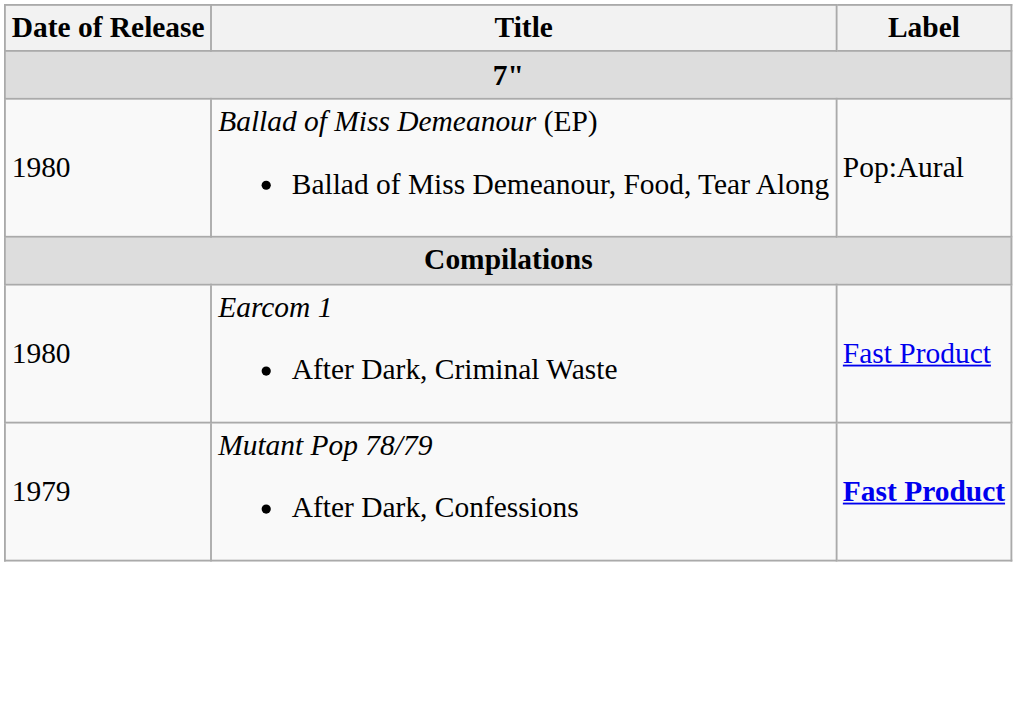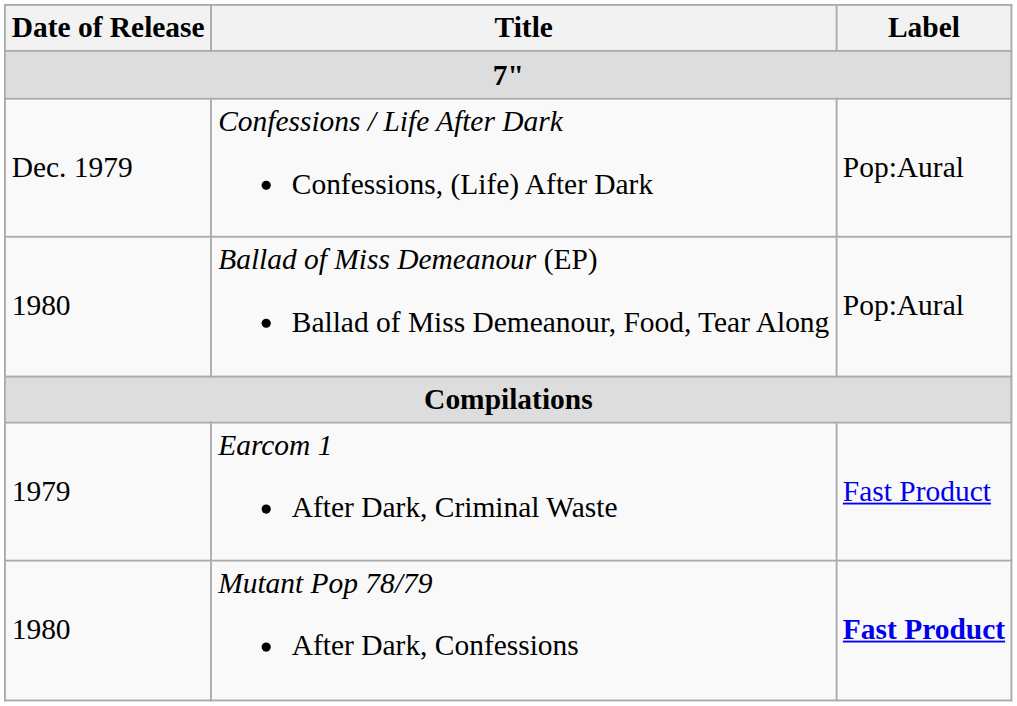+ row: (524, 153)
(41, 352) 1980 -> (41, 491) 1979
(41, 491) 1979 -> (41, 629) 1980
